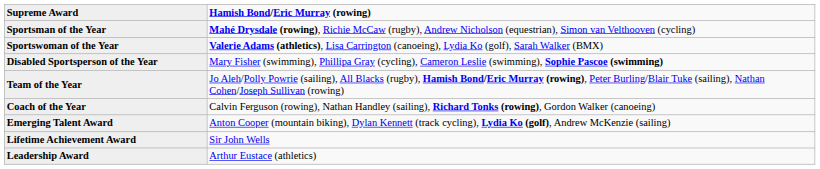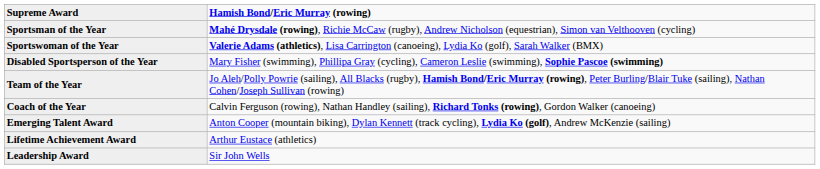(239, 139) Sir John Wells -> (263, 139) Arthur Eustace (athletics)
(263, 156) Arthur Eustace (athletics) -> (239, 156) Sir John Wells
